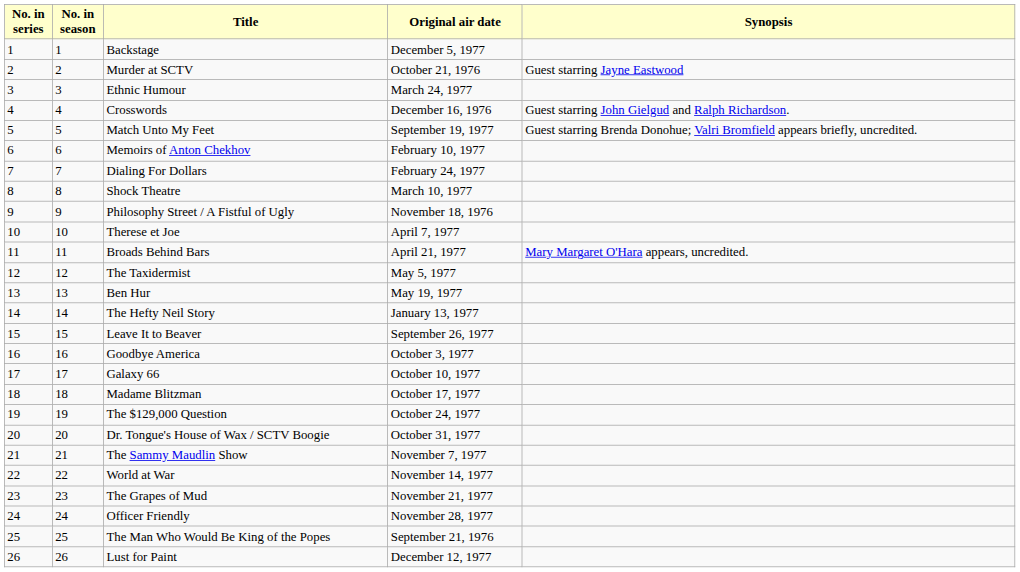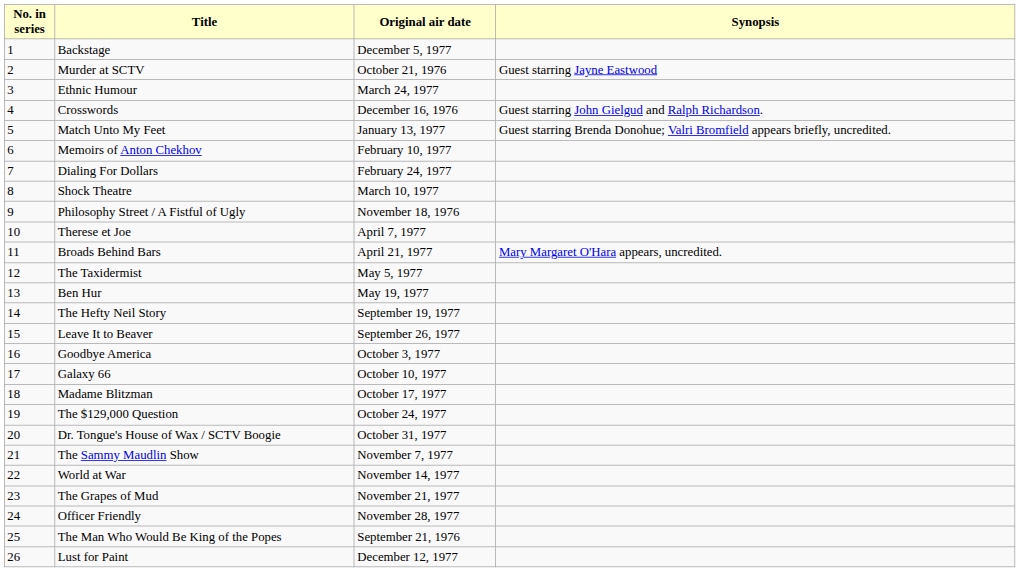- column: (78, 21)
(442, 130) September 19, 1977 -> (401, 130) January 13, 1977
(435, 313) January 13, 1977 -> (409, 313) September 19, 1977
